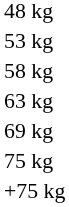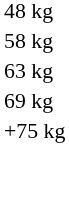- row: (29, 41)
- row: (29, 160)
